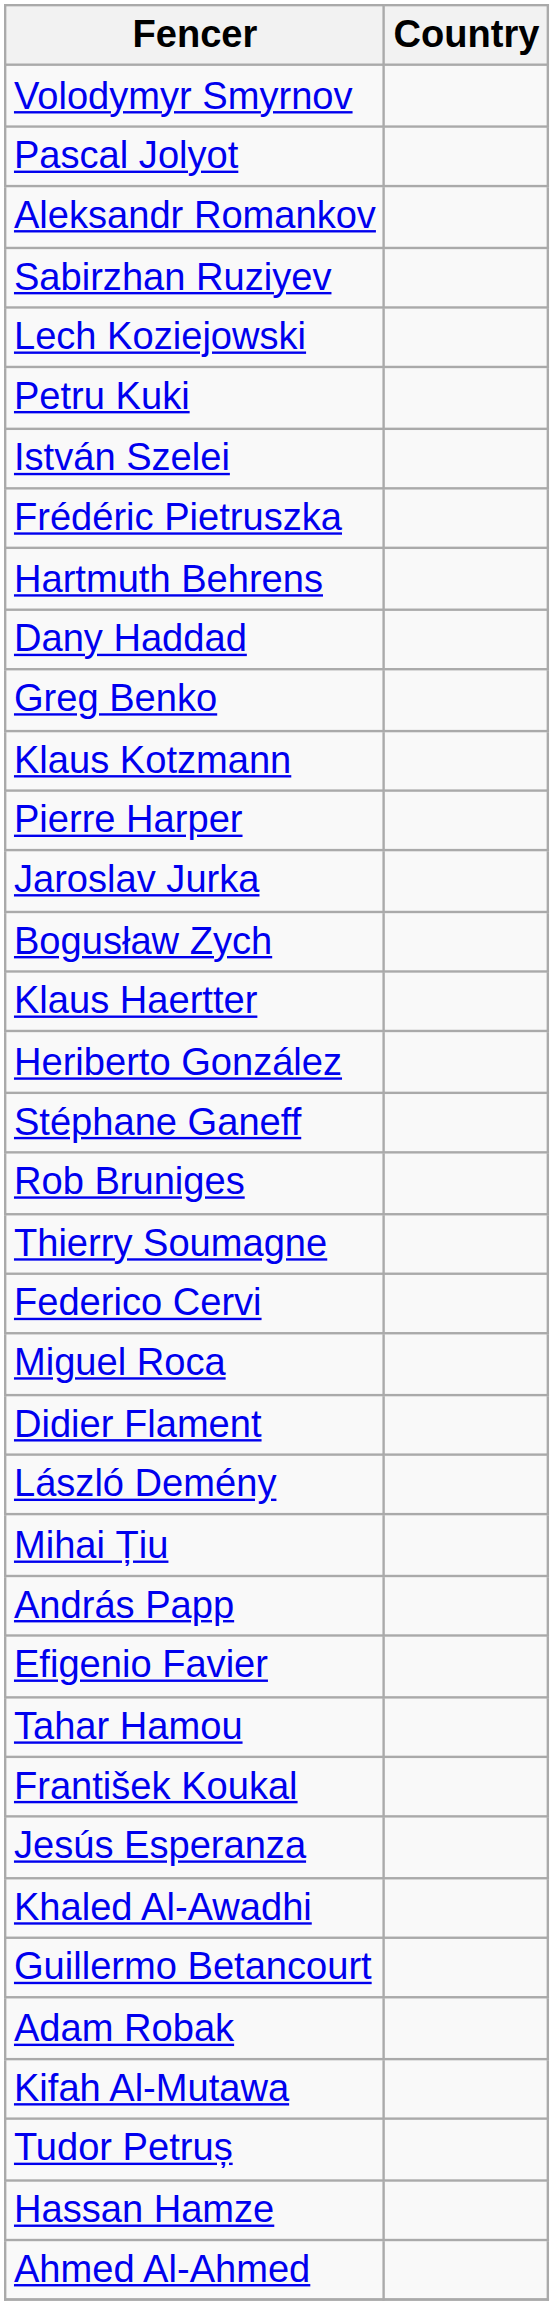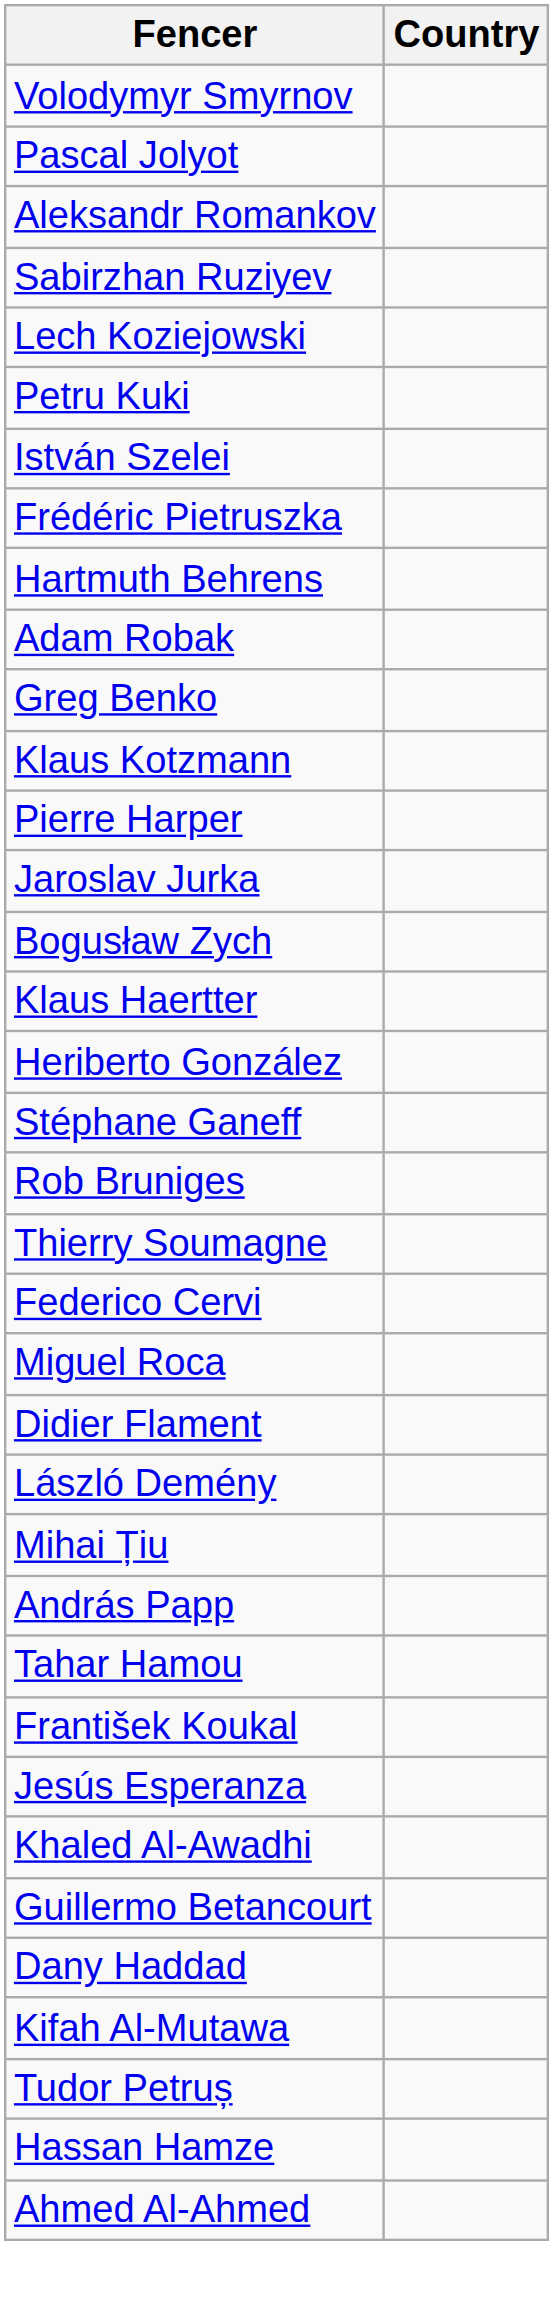rows swapped: (124, 2027) <-> (130, 638)
- row: (141, 1665)
